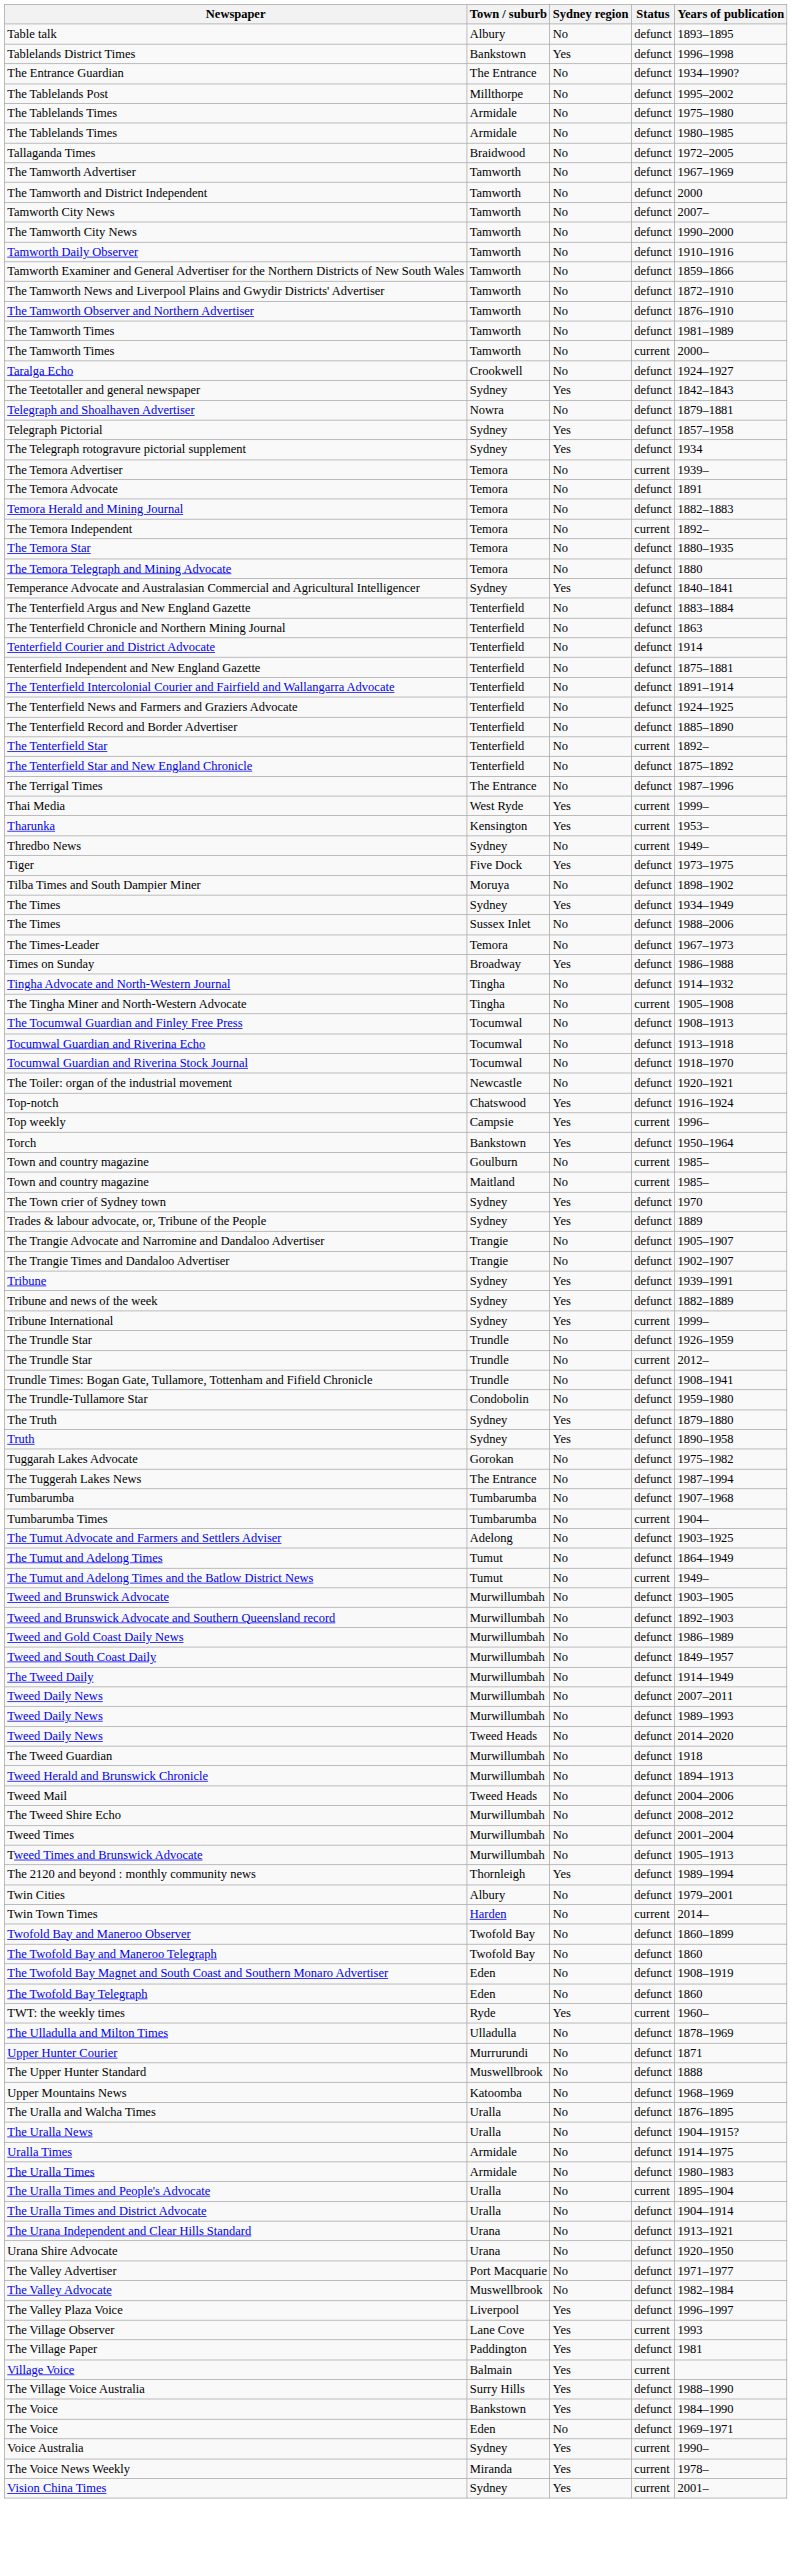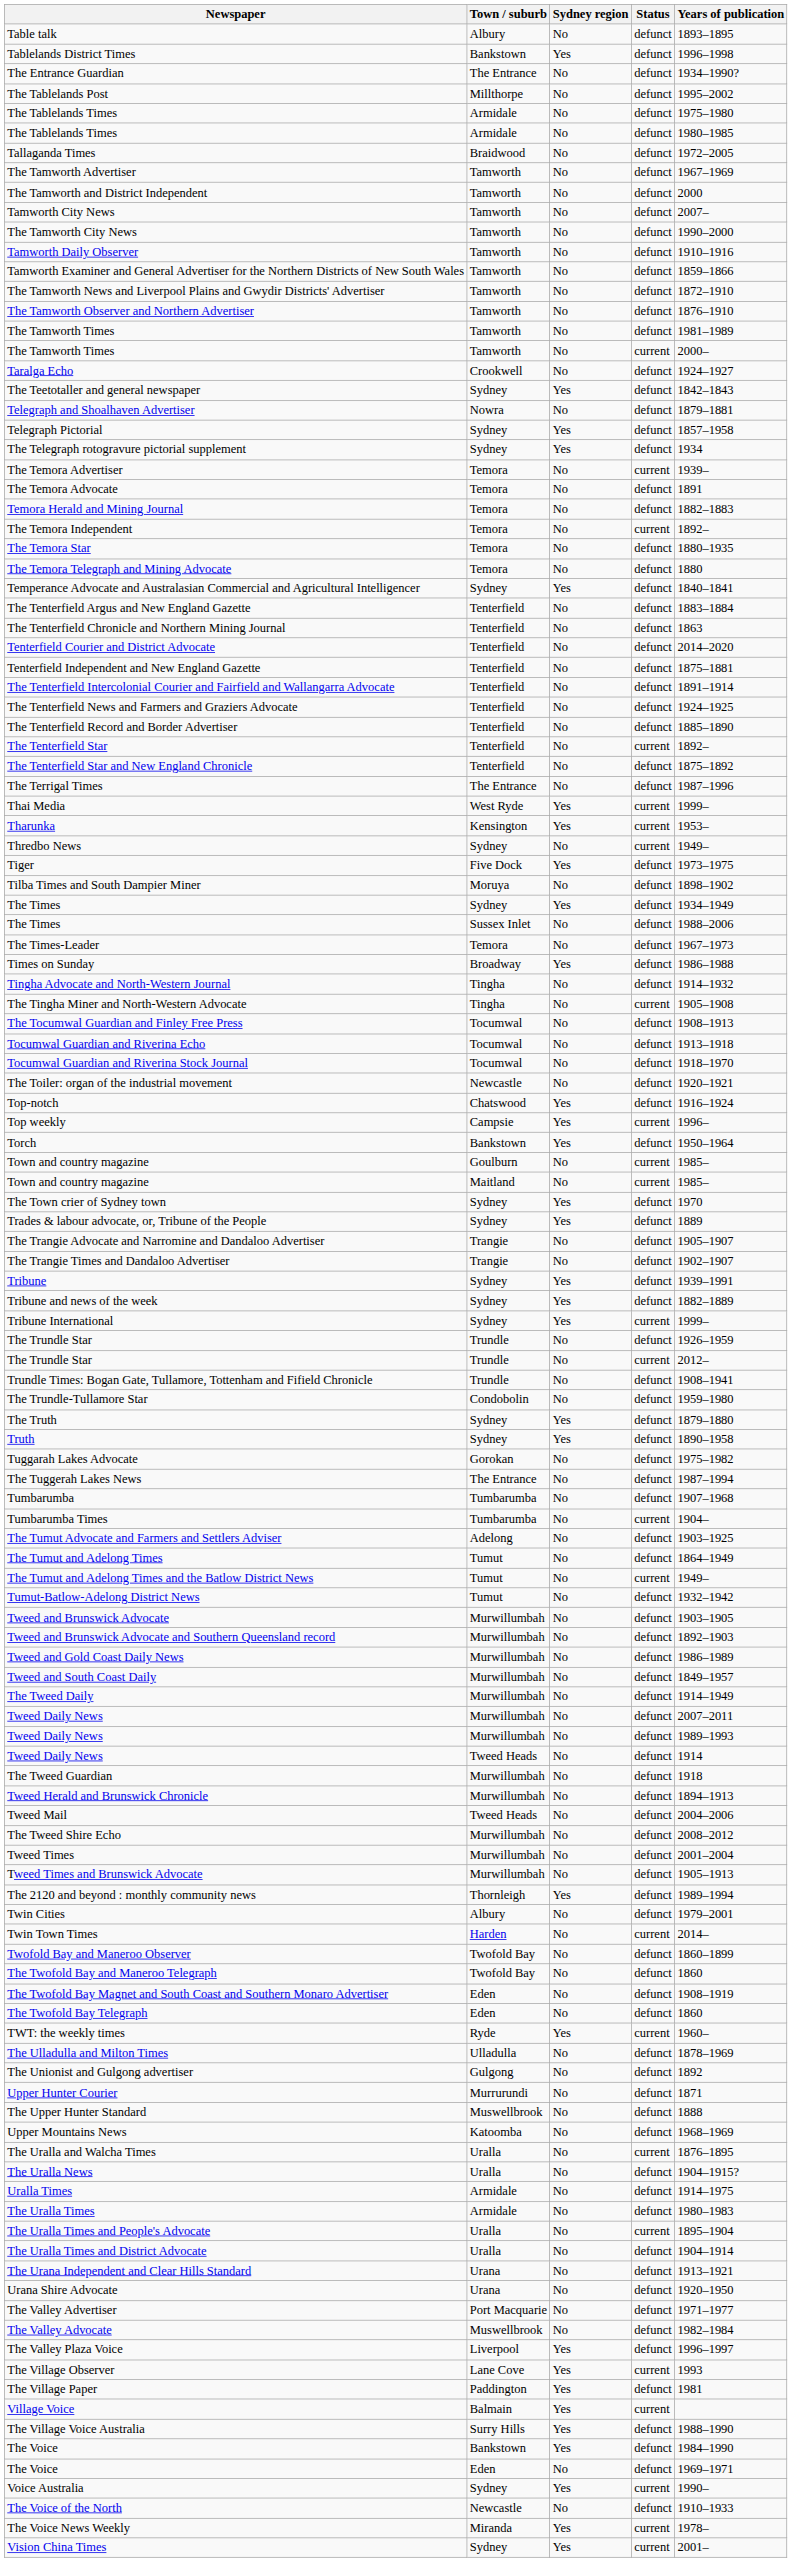(690, 647) 1914 -> (706, 647) 2014–2020
+ row: (103, 1597)
(706, 1736) 2014–2020 -> (690, 1756) 1914
+ row: (100, 2072)
(653, 2112) defunct -> (652, 2151) current
+ row: (65, 2508)
